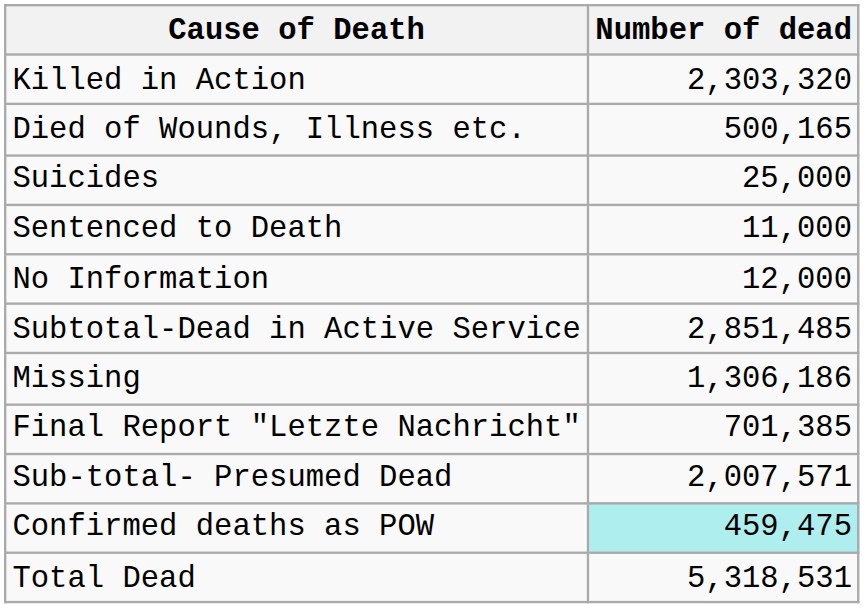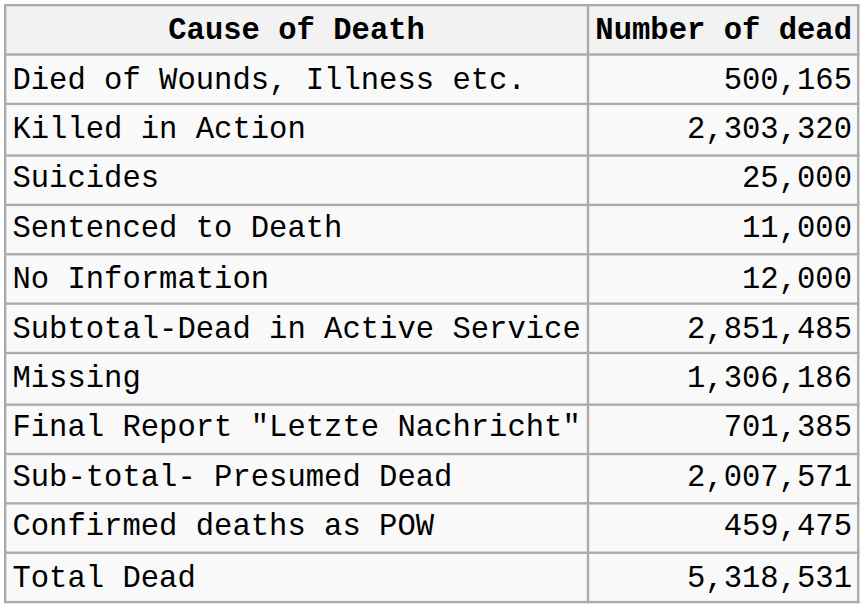rows swapped: (159, 80) <-> (269, 130)
(788, 528) paleturquoise background -> (788, 528) no background
